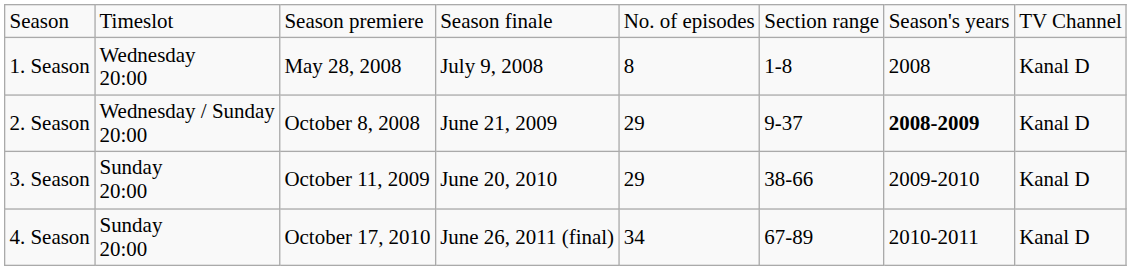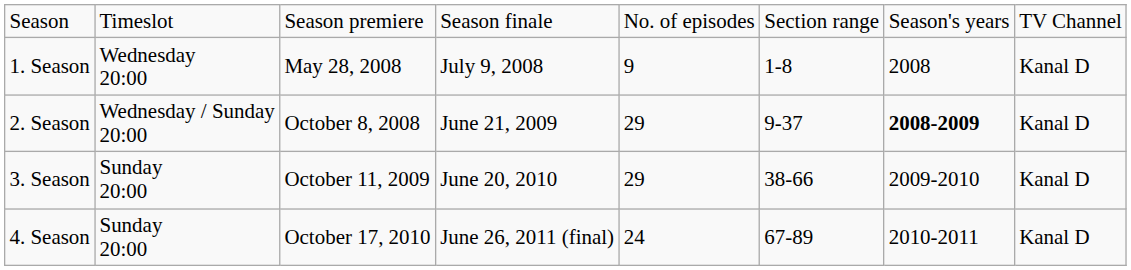(629, 66) 8 -> (629, 66) 9
(634, 236) 34 -> (634, 236) 24
